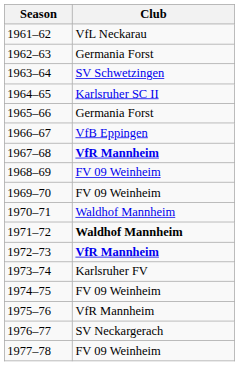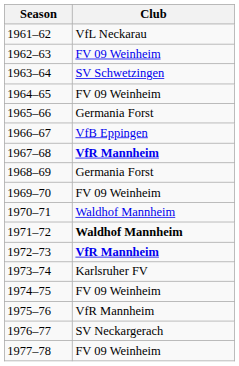(114, 53) Germania Forst -> (118, 53) FV 09 Weinheim
(117, 93) Karlsruher SC II -> (118, 93) FV 09 Weinheim
(118, 172) FV 09 Weinheim -> (114, 172) Germania Forst
